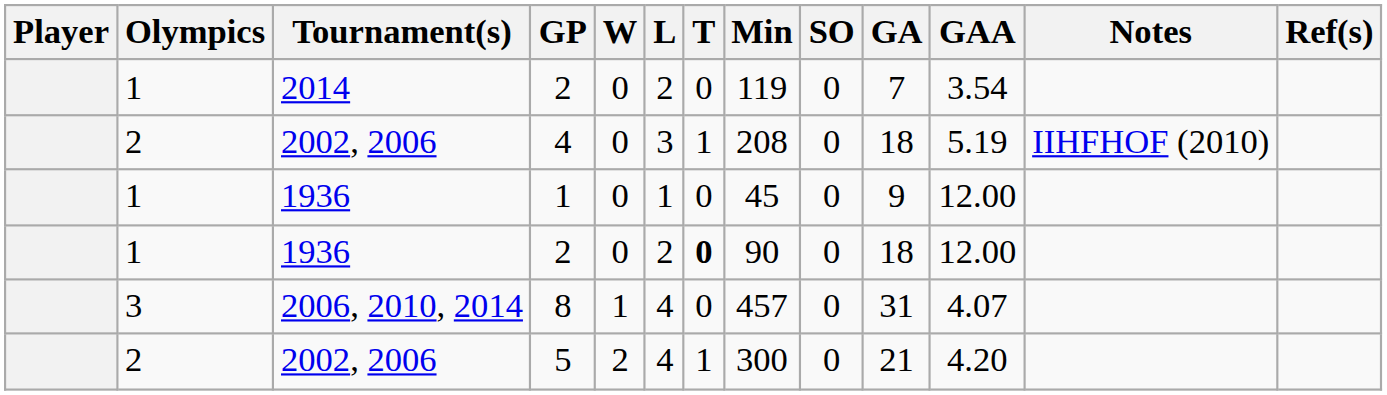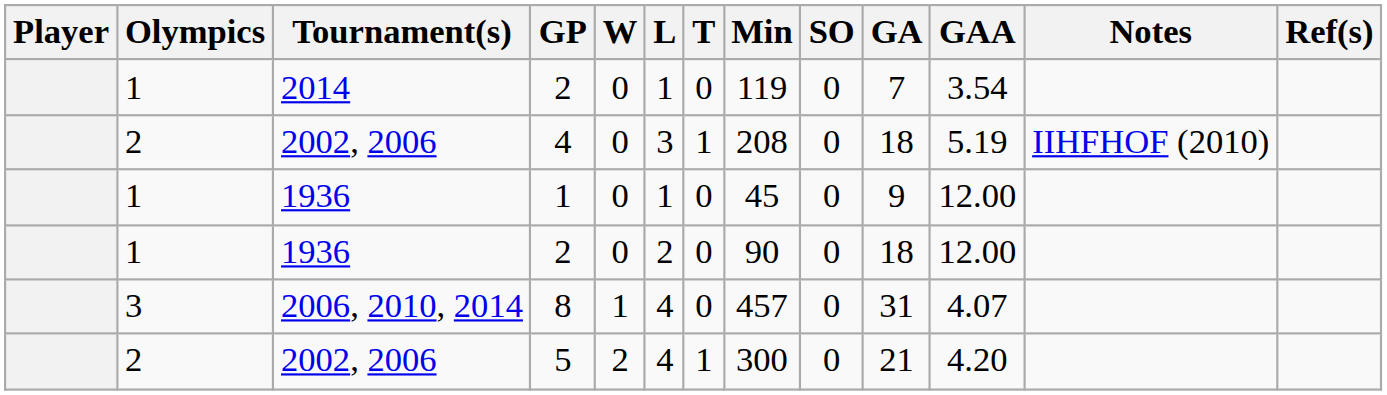(665, 86) 2 -> (665, 86) 1
(704, 251) bold -> (704, 251) normal
